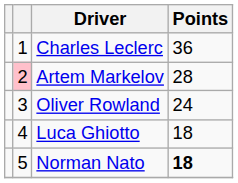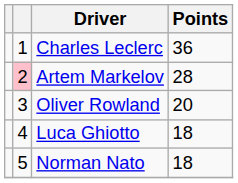(183, 105) 24 -> (183, 105) 20
(183, 162) bold -> (183, 162) normal
